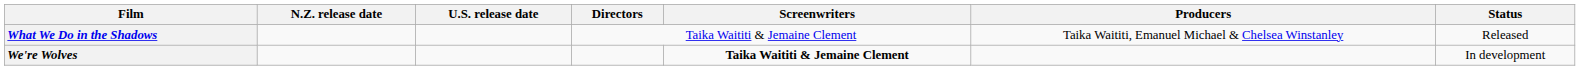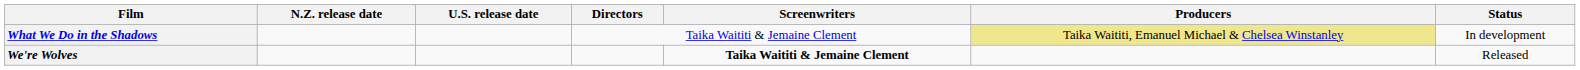(1203, 34) no background -> (1203, 34) khaki background
(1505, 34) Released -> (1505, 34) In development
(1505, 55) In development -> (1505, 55) Released
